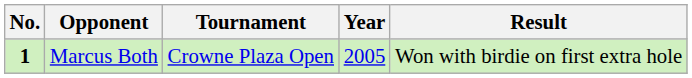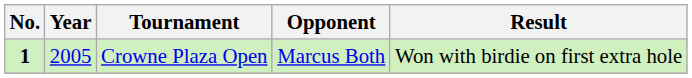columns swapped: (364, 21) <-> (104, 21)
